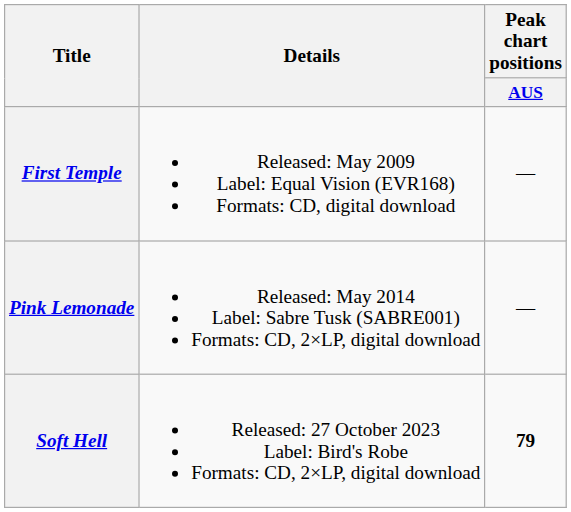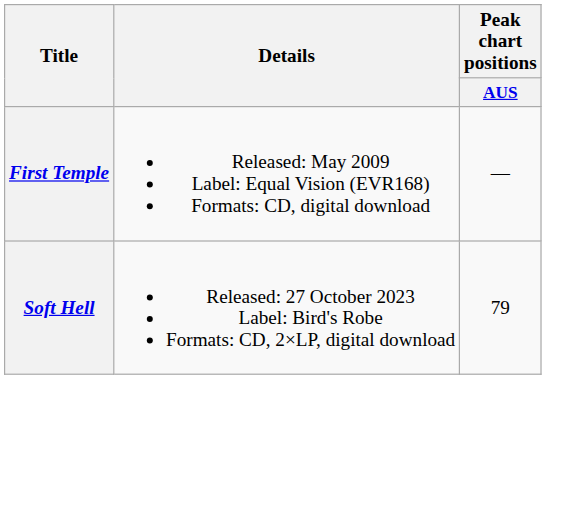- row: (72, 307)
(526, 440) bold -> (500, 307) normal
